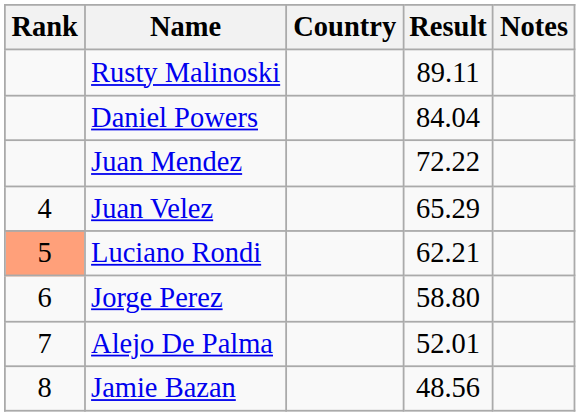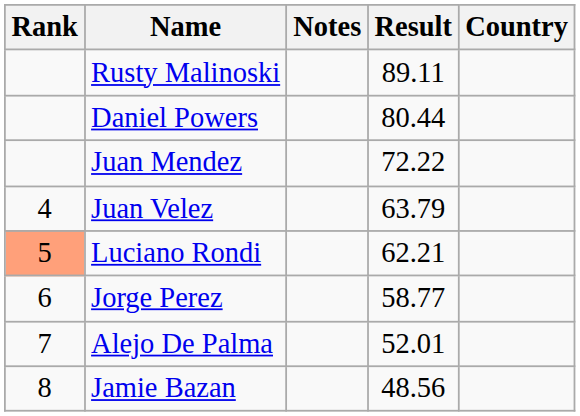columns swapped: (345, 27) <-> (534, 27)
(448, 117) 84.04 -> (413, 117) 80.44
(448, 207) 65.29 -> (413, 207) 63.79
(448, 298) 58.80 -> (413, 298) 58.77
